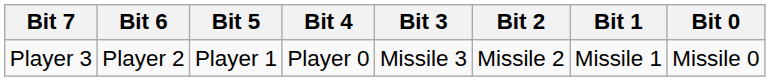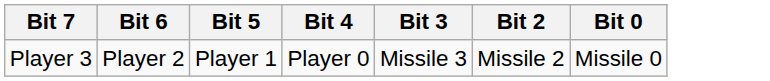- column: (618, 22)
